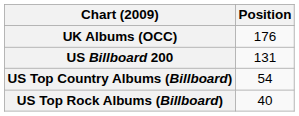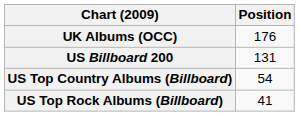(265, 100) 40 -> (265, 100) 41
